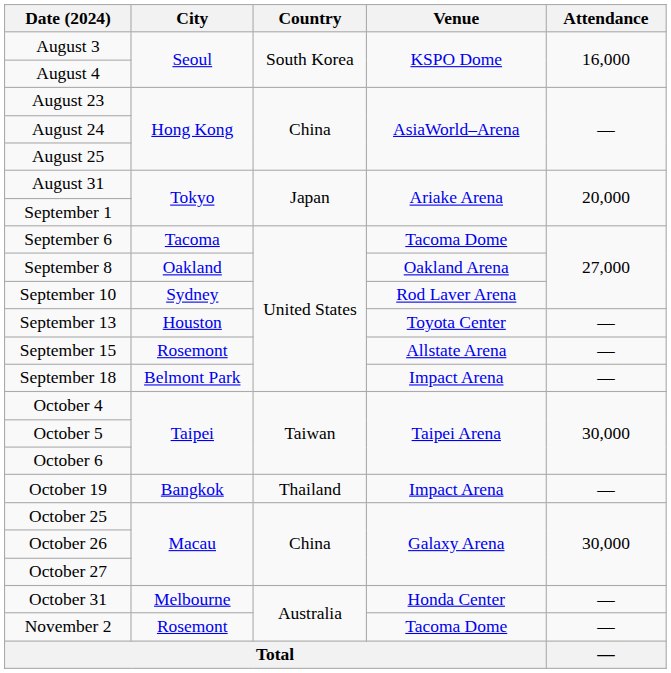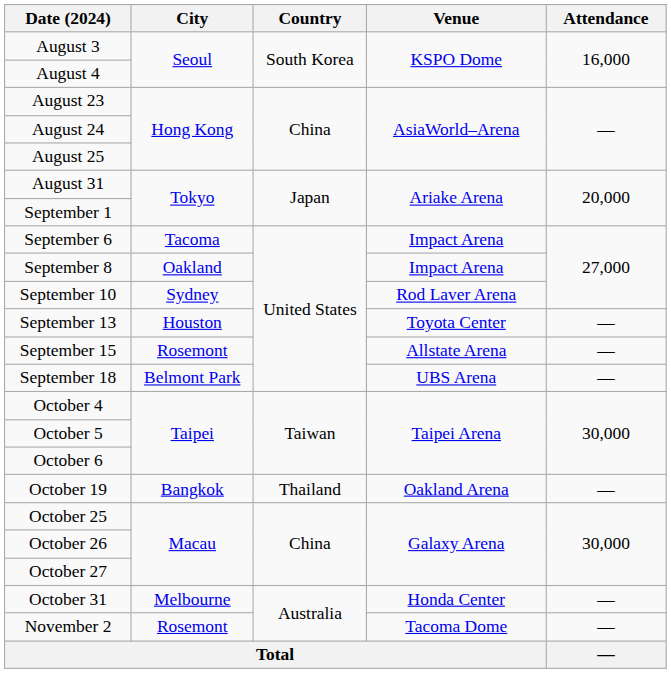(456, 239) Tacoma Dome -> (456, 239) Impact Arena
(456, 267) Oakland Arena -> (456, 267) Impact Arena
(456, 377) Impact Arena -> (456, 377) UBS Arena
(456, 488) Impact Arena -> (456, 488) Oakland Arena
